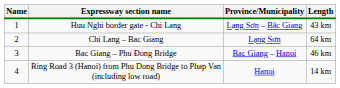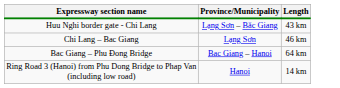- column: (17, 10)
(321, 39) 64 km -> (296, 39) 46 km
(321, 53) 46 km -> (296, 53) 64 km
